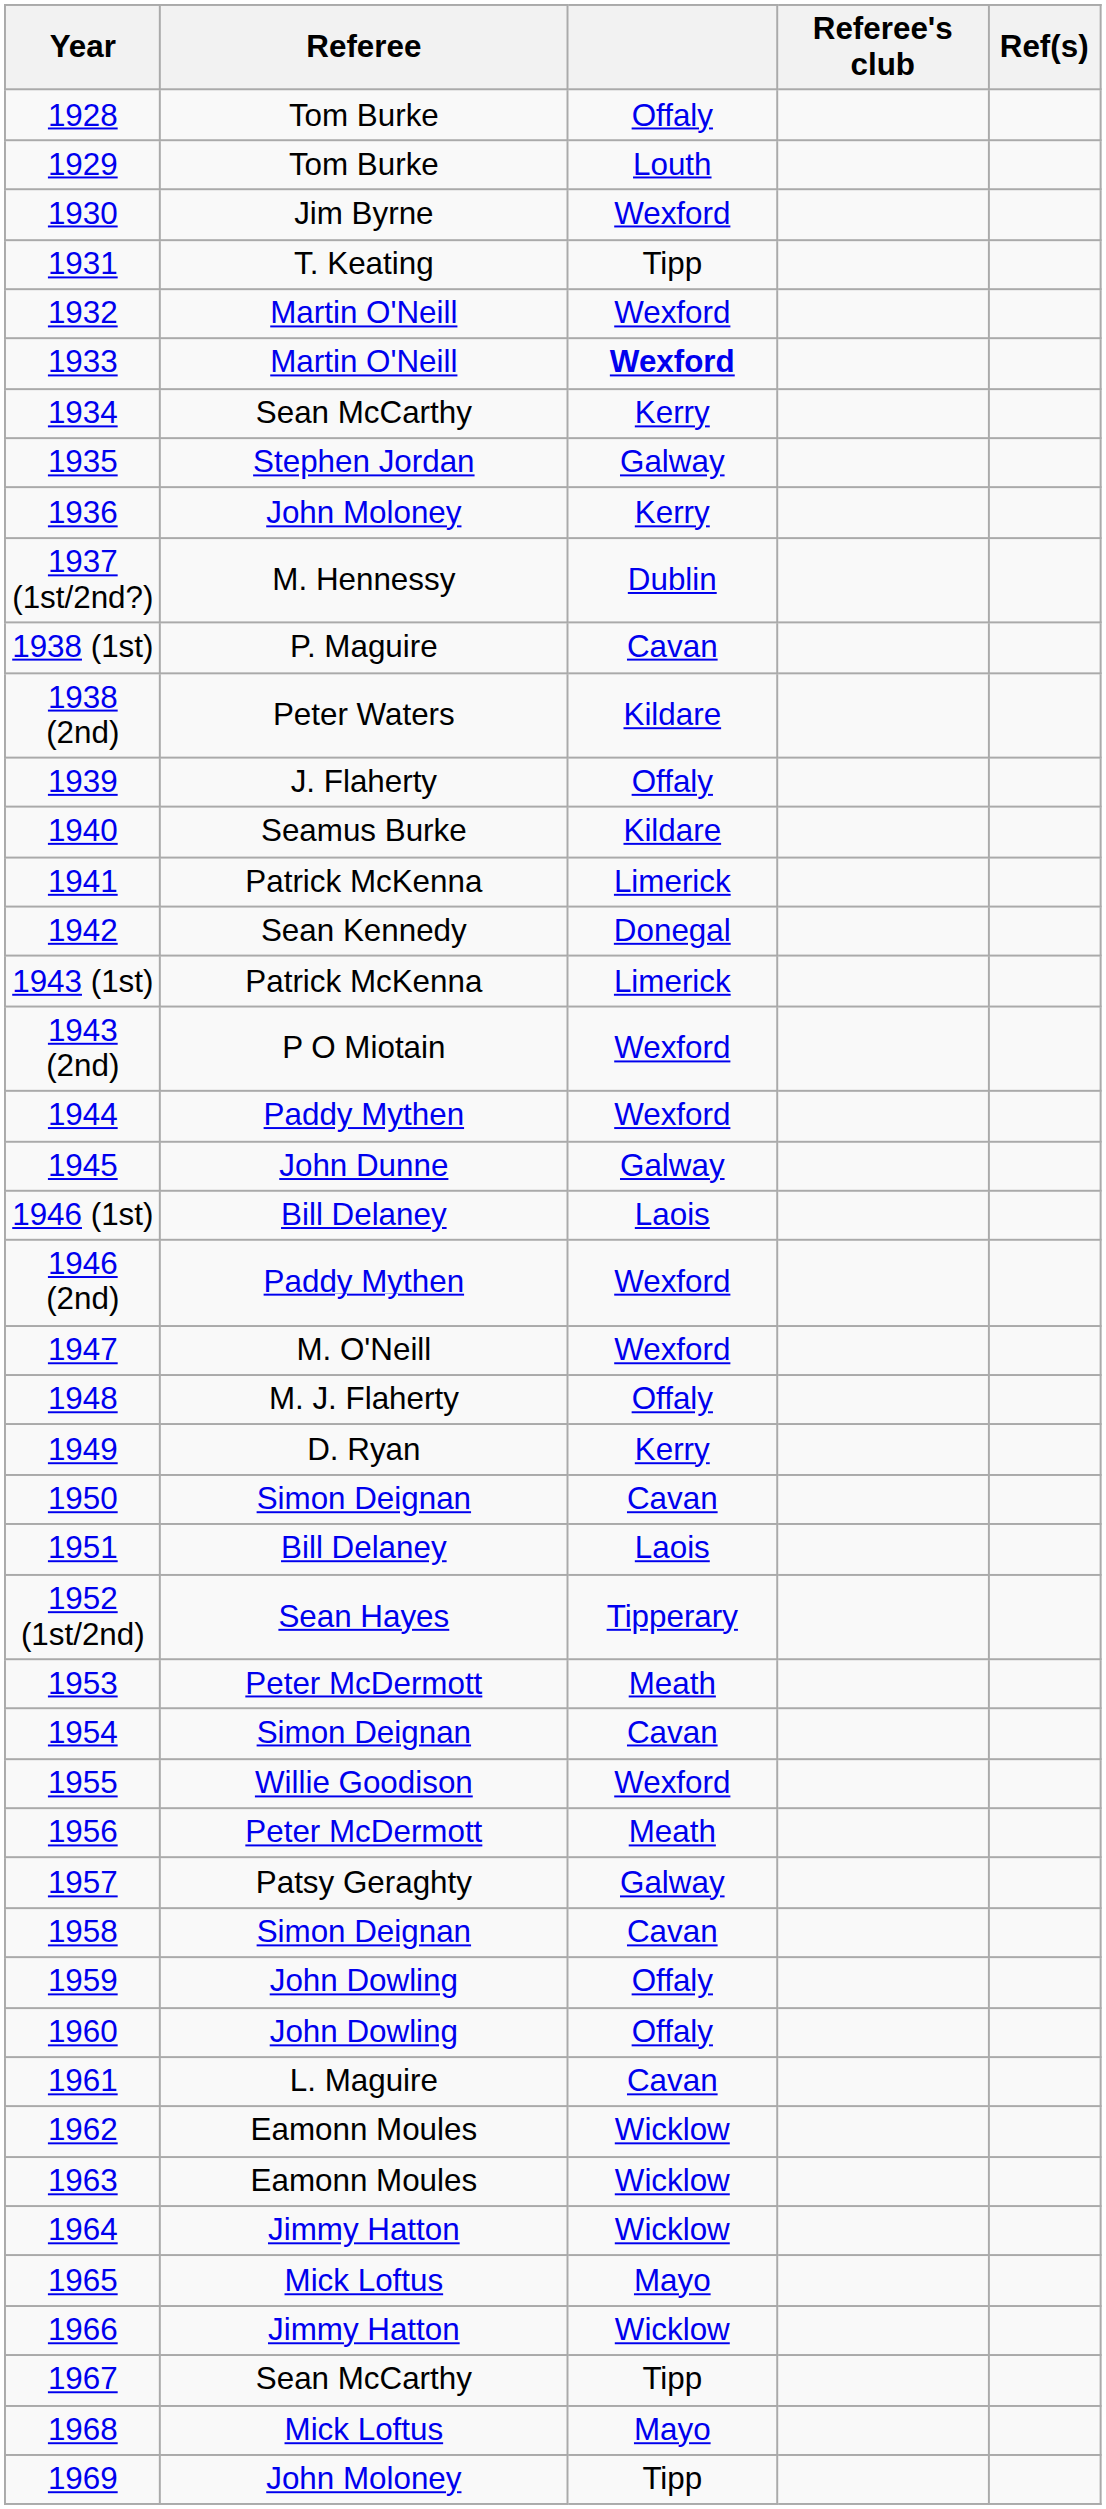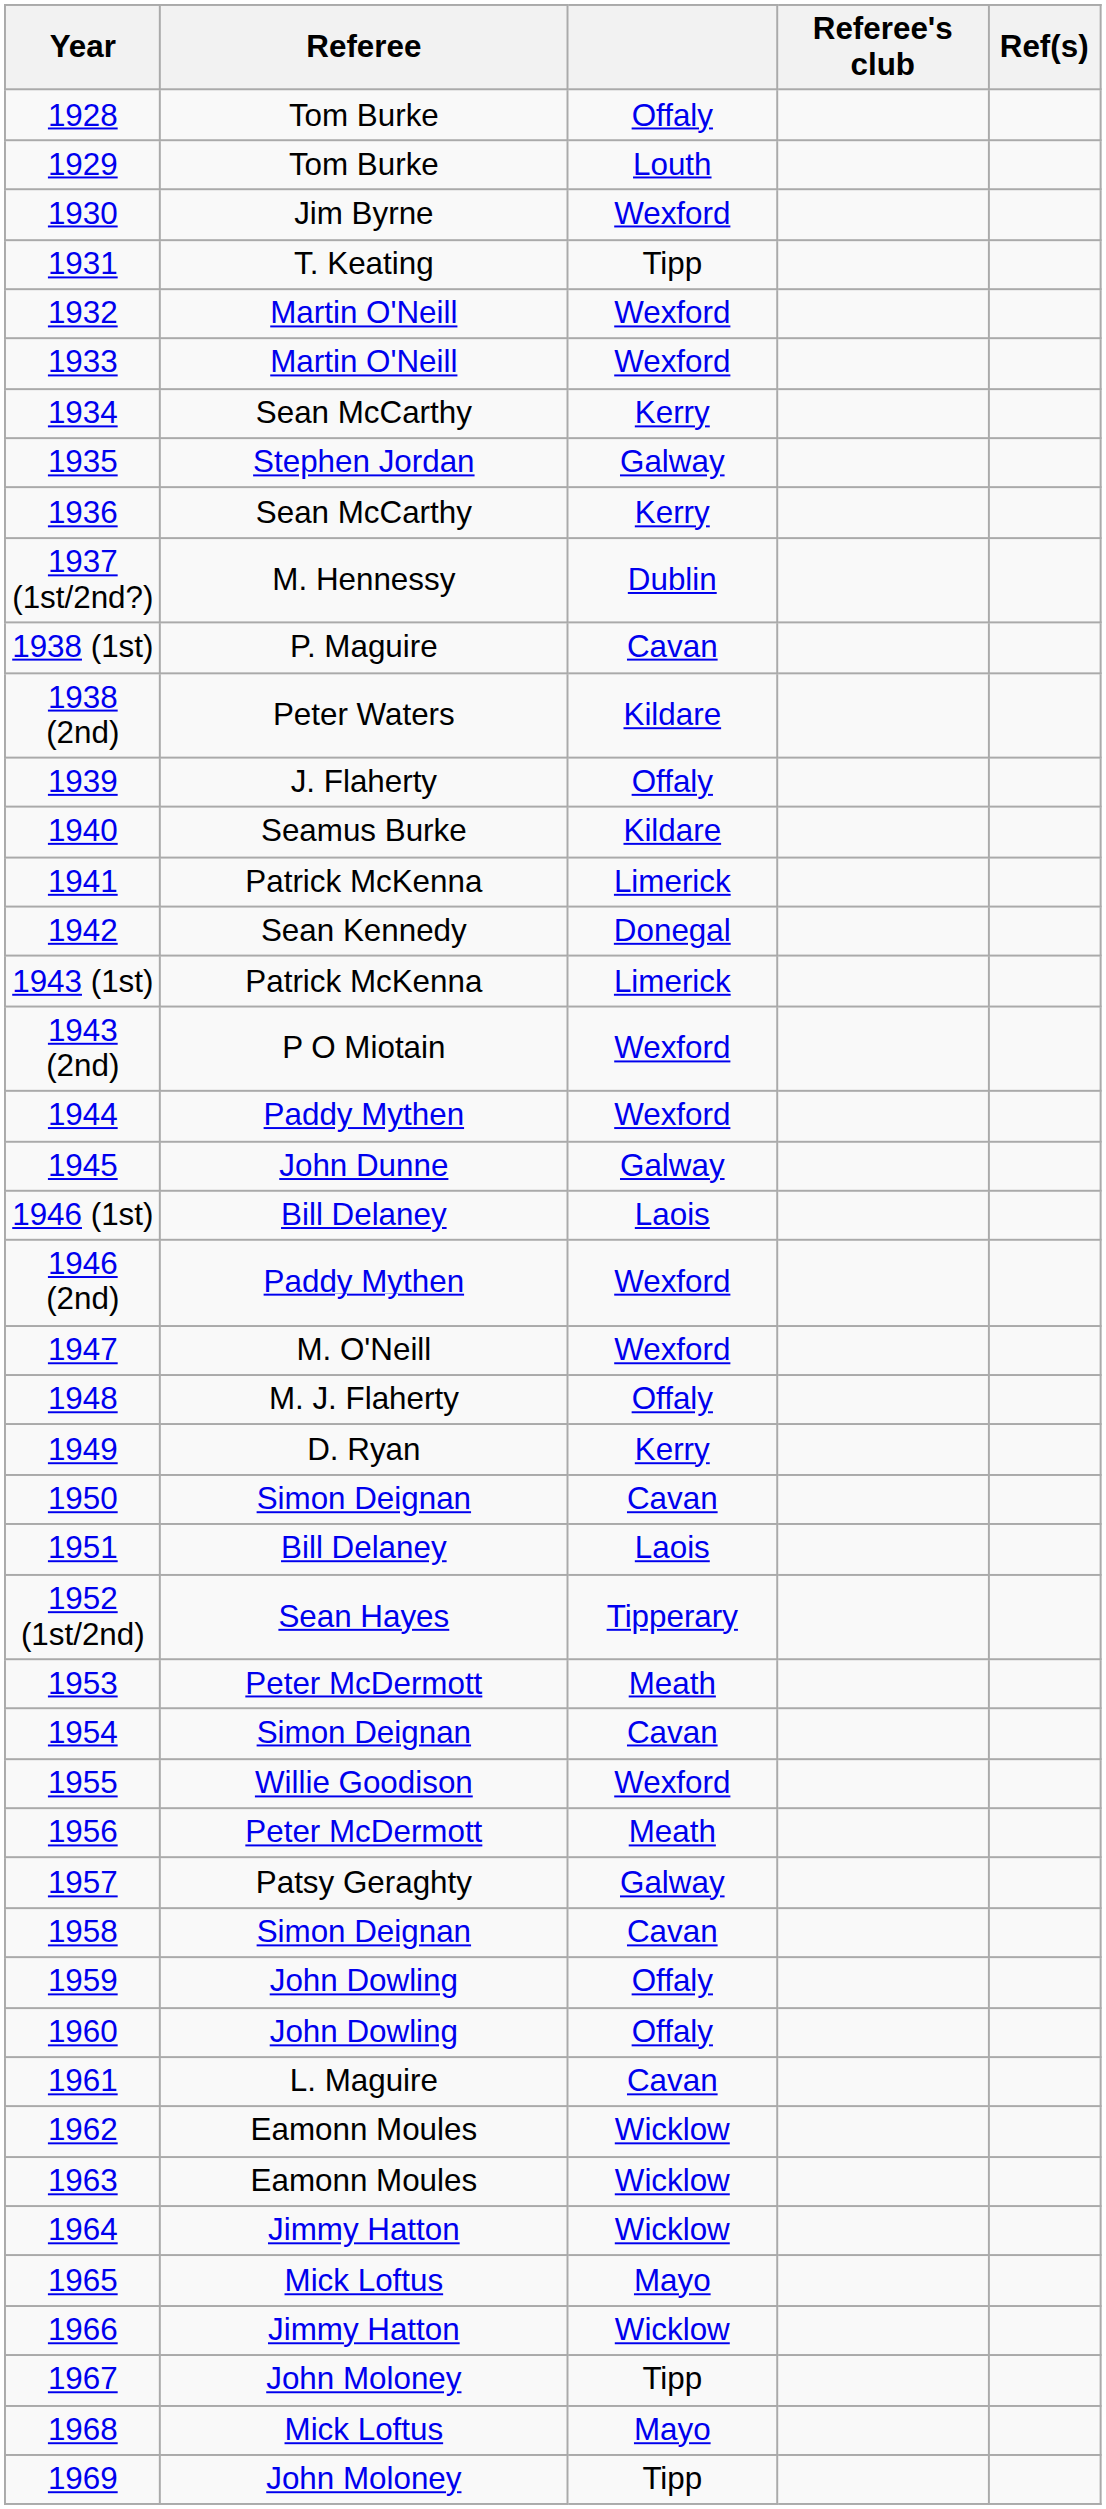(672, 363) bold -> (672, 363) normal
(364, 512) John Moloney -> (364, 512) Sean McCarthy
(364, 2379) Sean McCarthy -> (364, 2379) John Moloney
